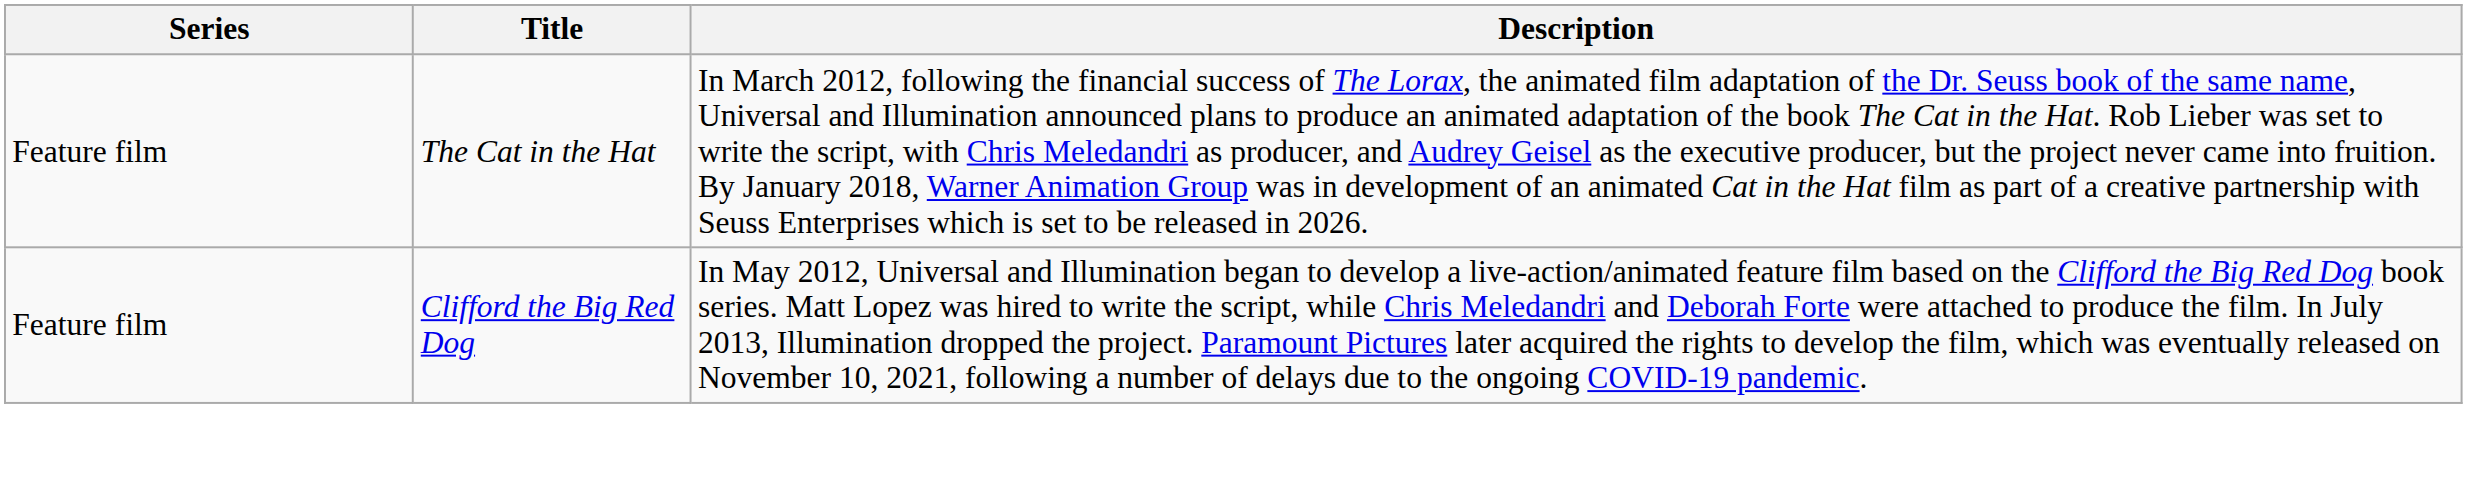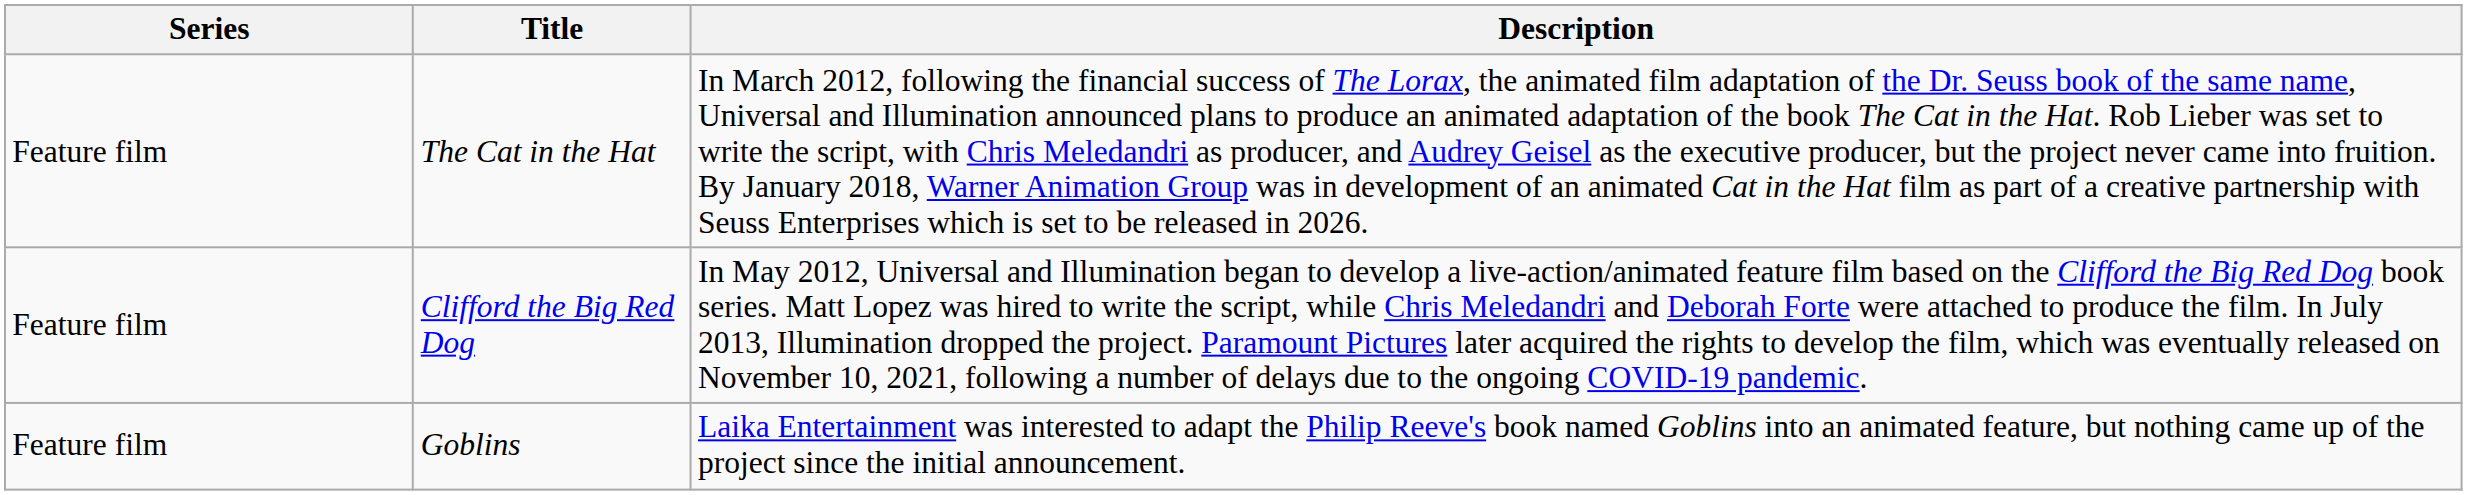+ row: (471, 445)
